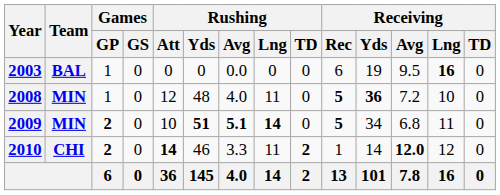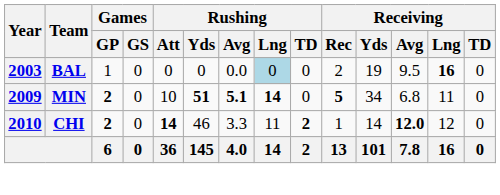(272, 70) no background -> (272, 70) lightblue background
(339, 70) 6 -> (339, 70) 2
- row: (25, 96)
